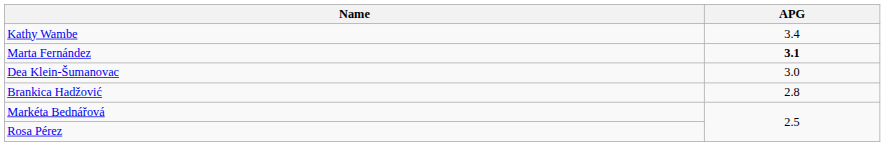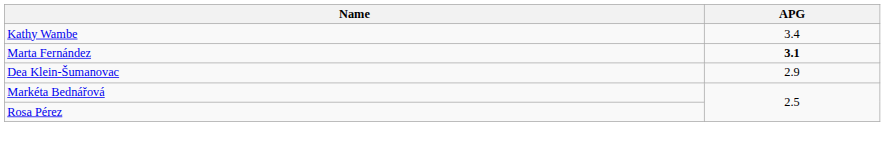(792, 72) 3.0 -> (792, 72) 2.9
- row: (55, 92)
